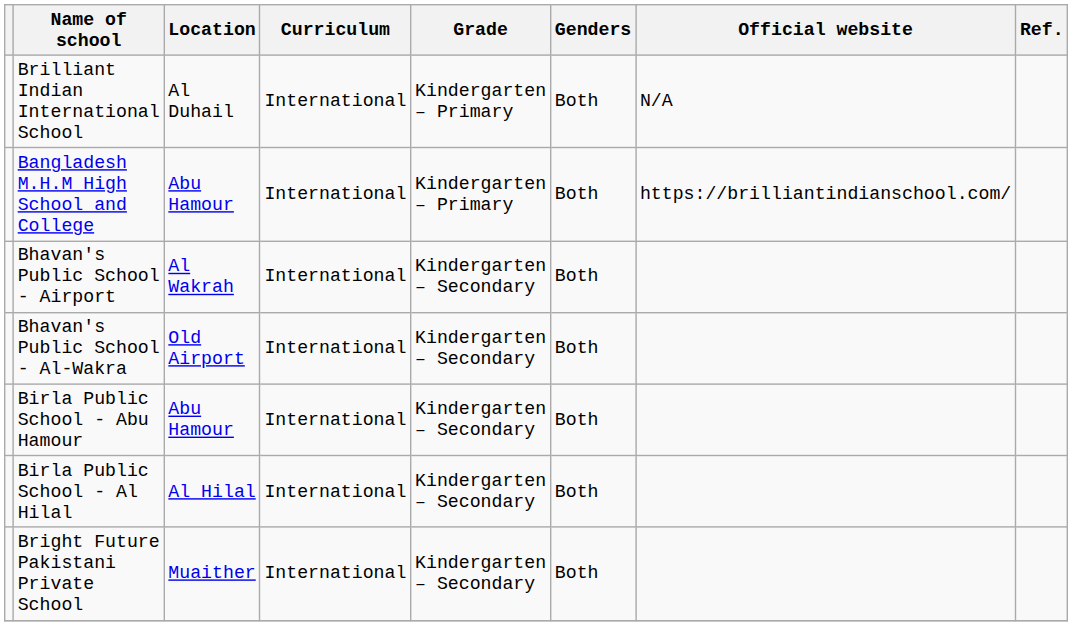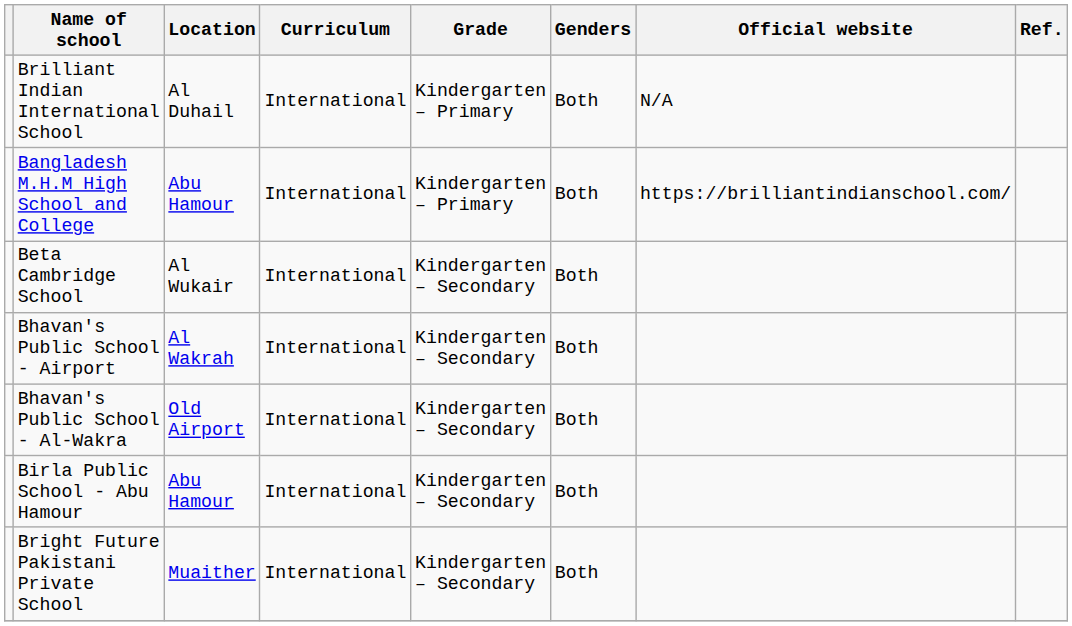+ row: (67, 277)
- row: (83, 492)
